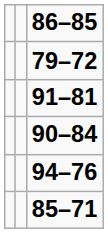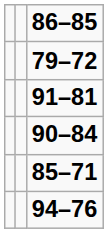rows swapped: (65, 209) <-> (65, 172)
